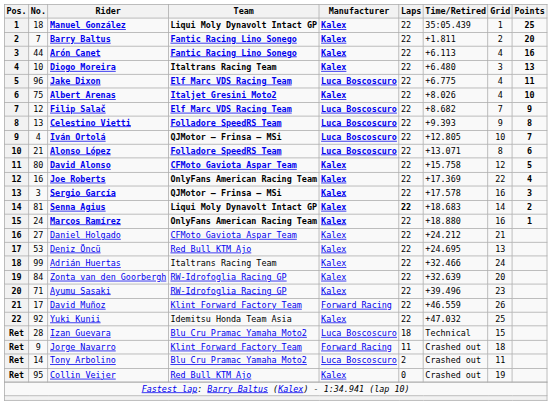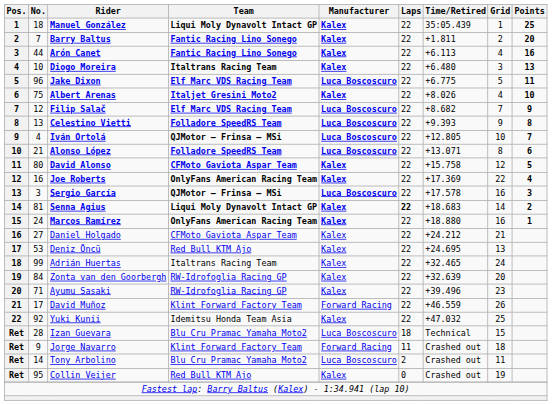(500, 81) 4 -> (500, 81) 5
(334, 193) Kalex -> (359, 193) Luca Boscoscuro
(443, 263) +32.466 -> (443, 263) +32.465
